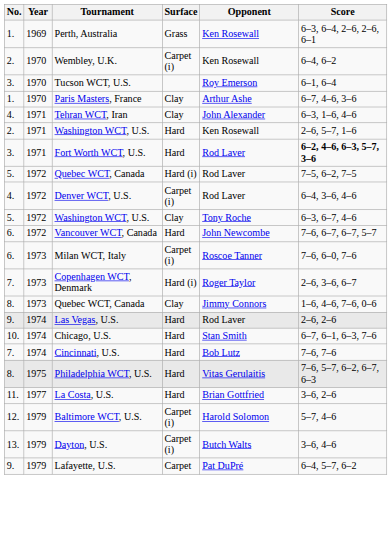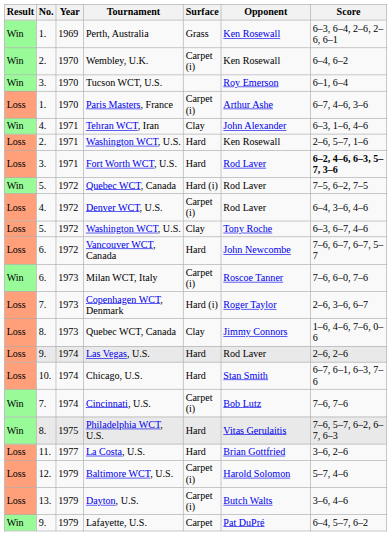+ column: (20, 12)
(174, 99) Clay -> (199, 104) Carpet (i)
(175, 352) Hard -> (199, 403) Carpet (i)
